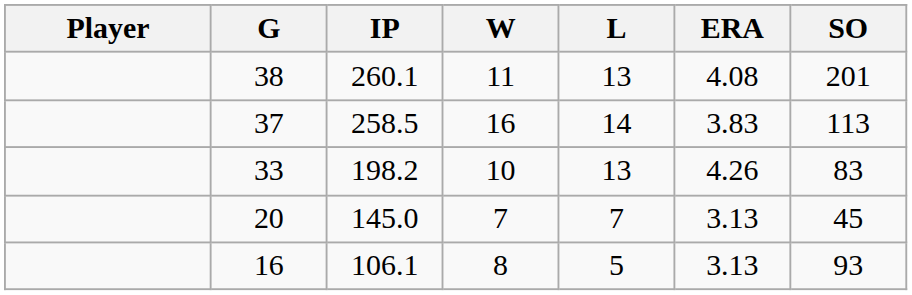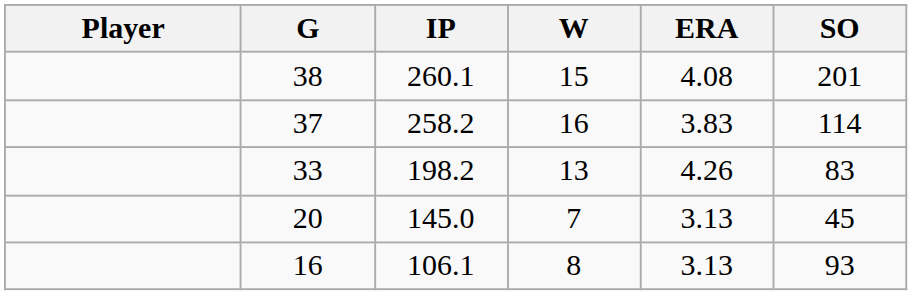- column: (616, 28)
(501, 75) 11 -> (574, 75) 15
(385, 123) 258.5 -> (441, 123) 258.2
(848, 123) 113 -> (840, 123) 114
(501, 170) 10 -> (574, 170) 13
